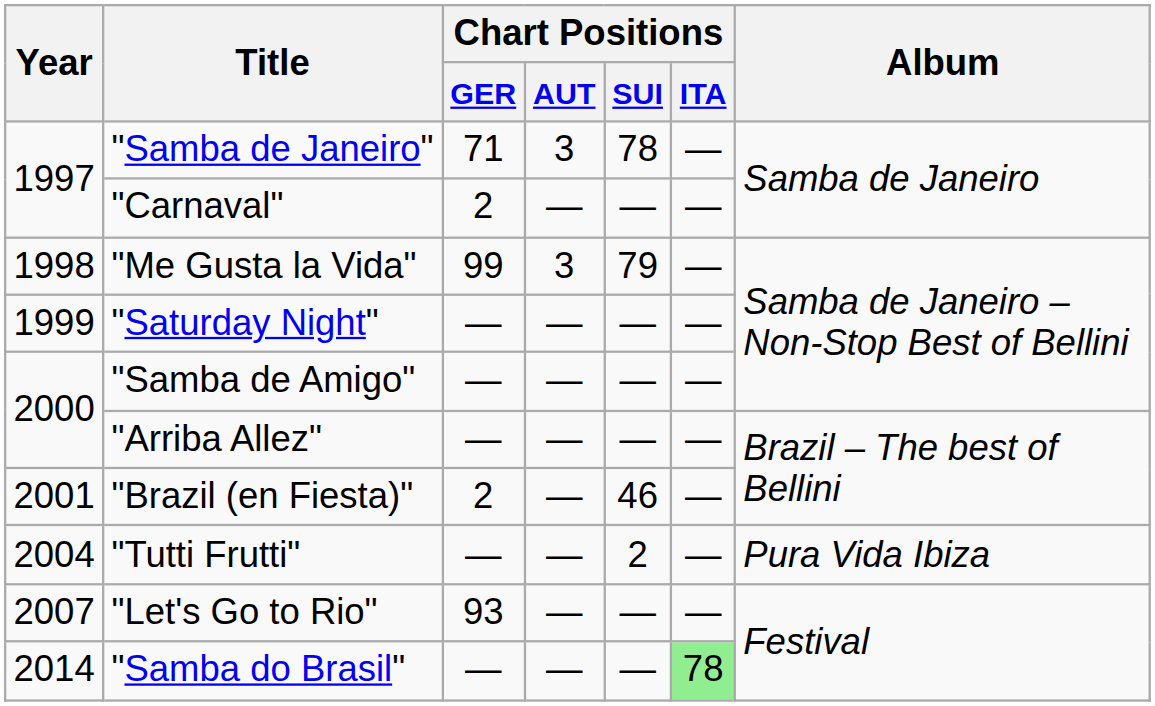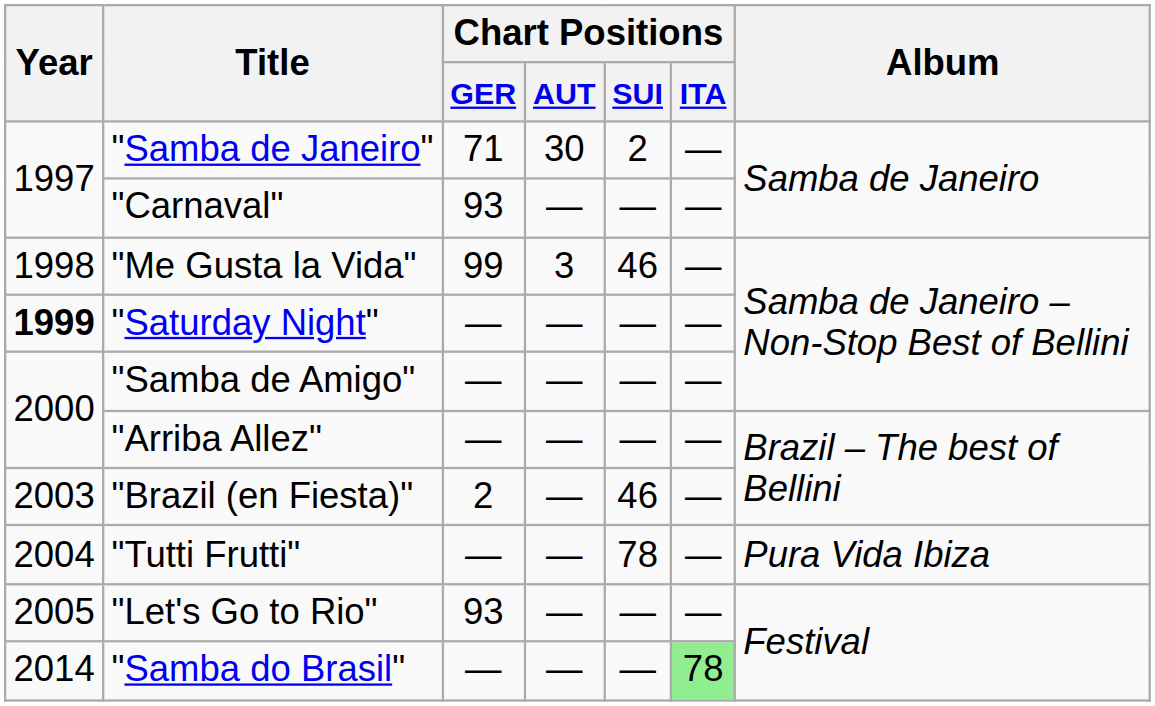(564, 149) 3 -> (564, 149) 30
(638, 149) 78 -> (638, 149) 2
(483, 206) 2 -> (483, 206) 93
(638, 264) 79 -> (638, 264) 46
(54, 322) normal -> (54, 322) bold
(54, 496) 2001 -> (54, 496) 2003
(638, 554) 2 -> (638, 554) 78
(54, 611) 2007 -> (54, 611) 2005
